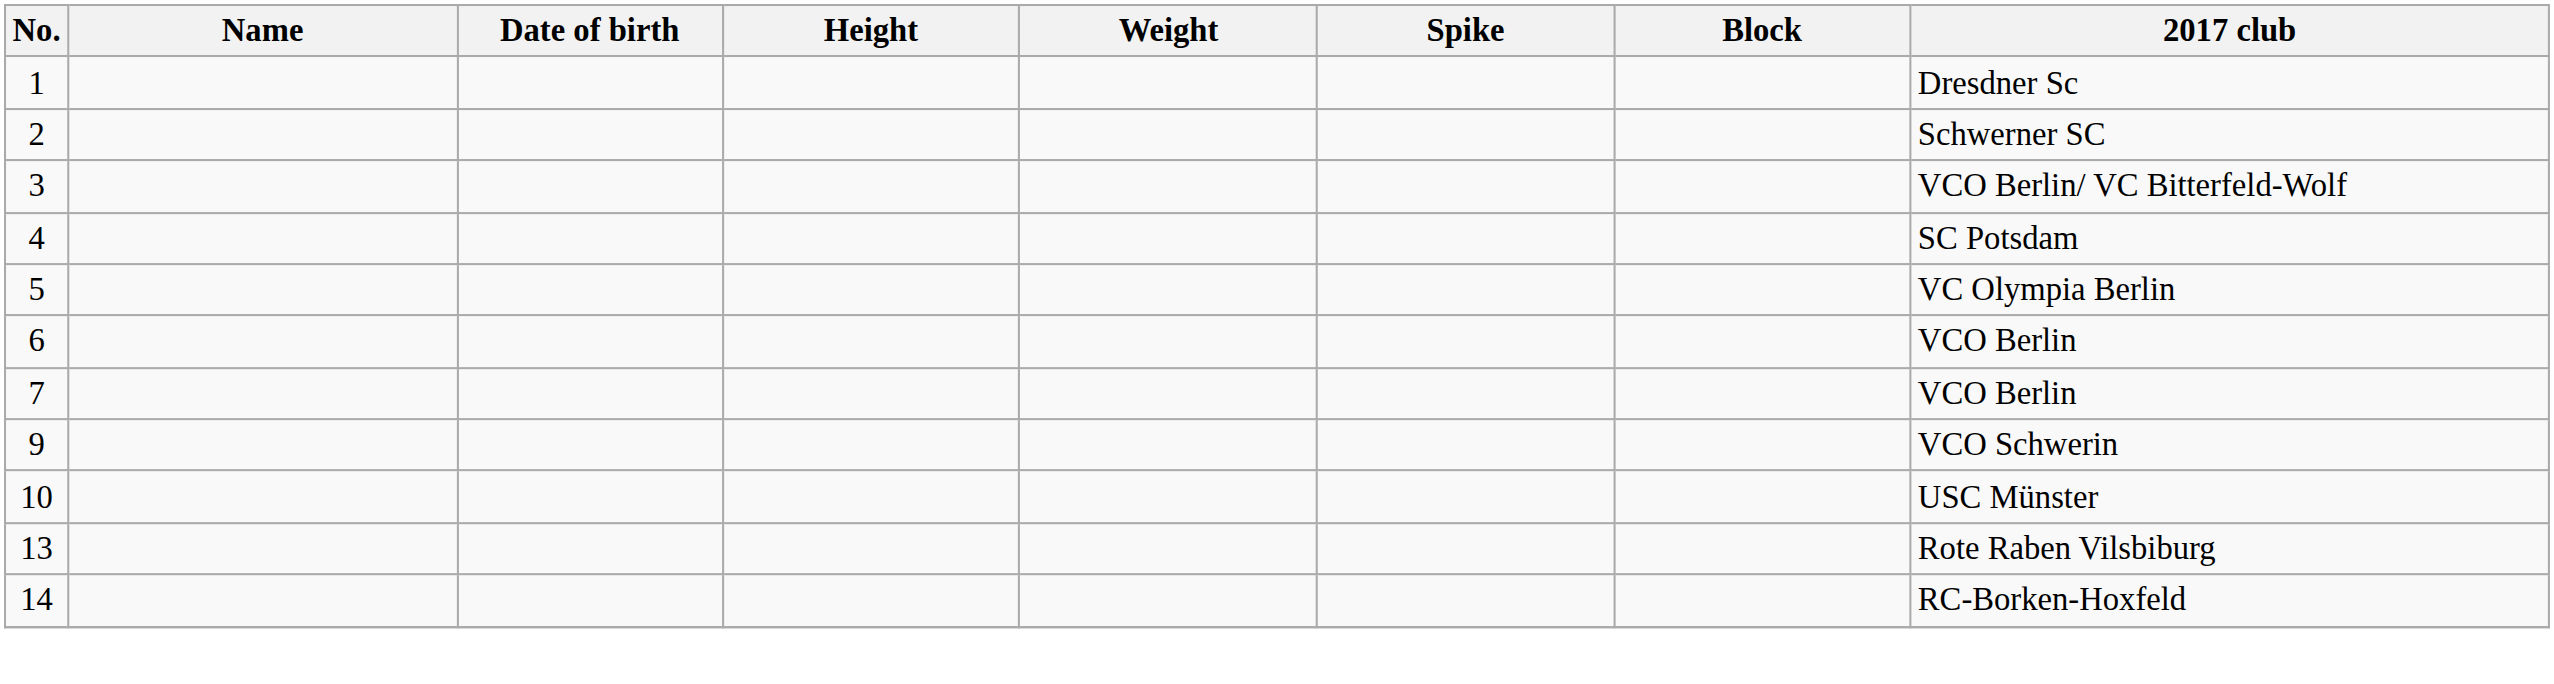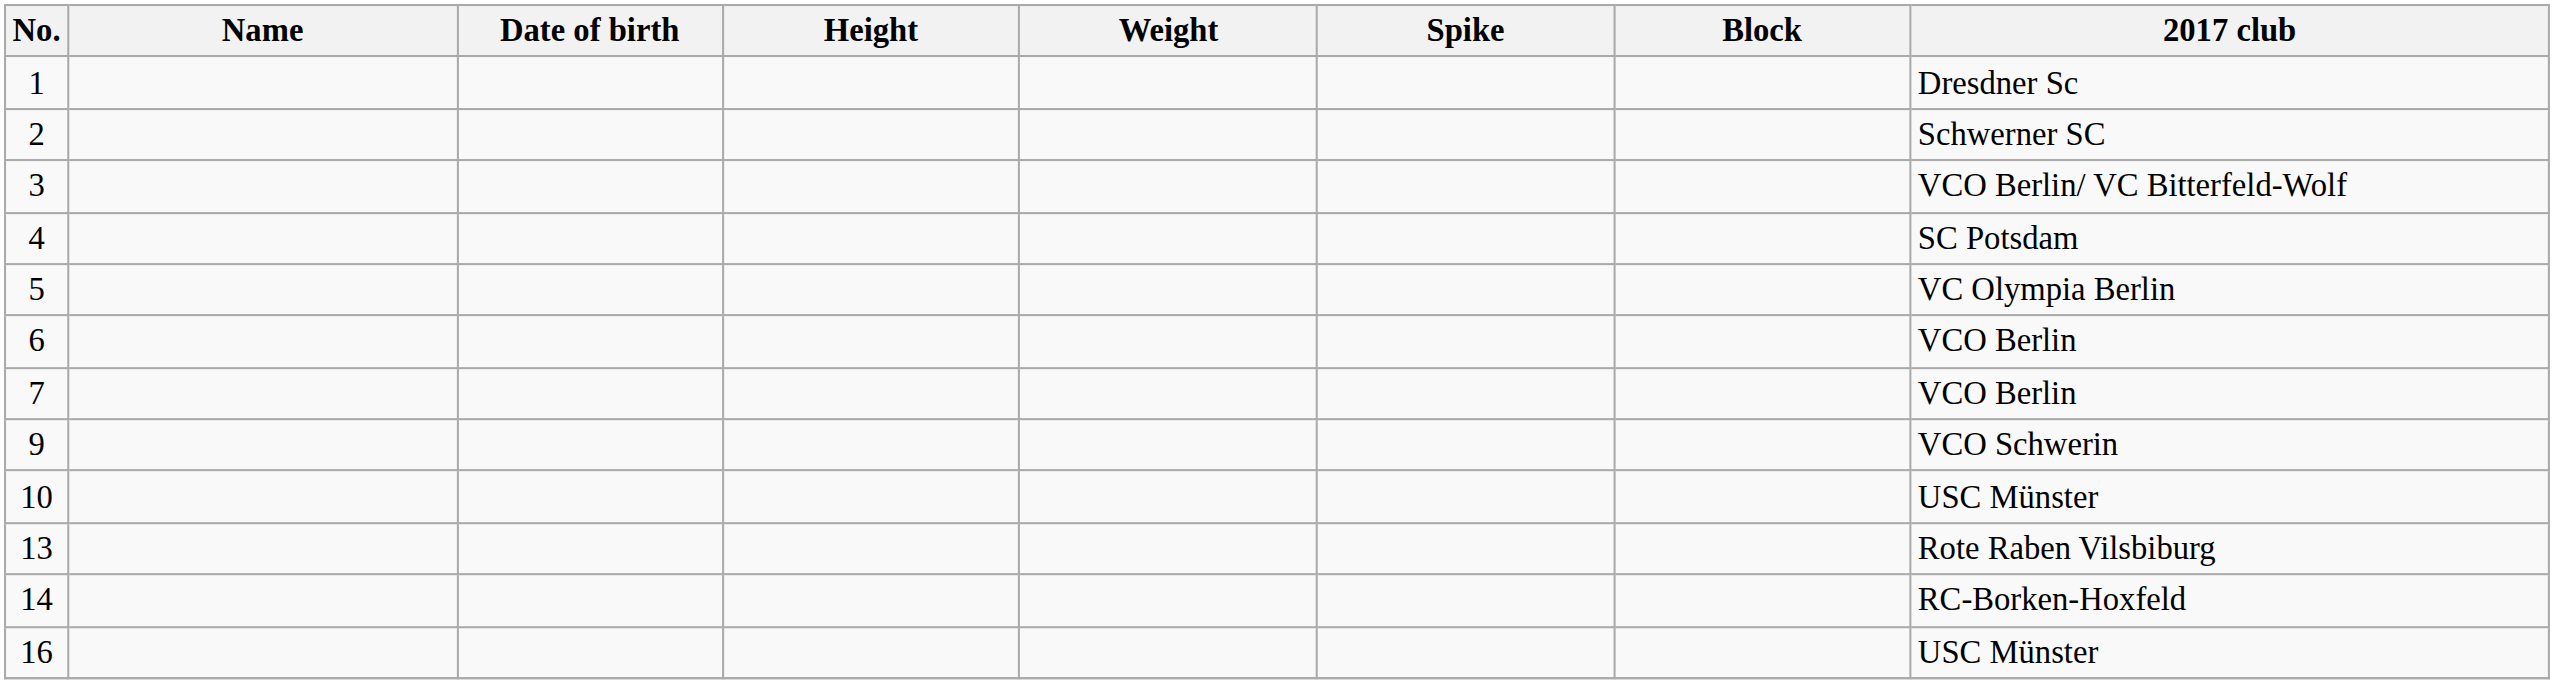+ row: (37, 651)
